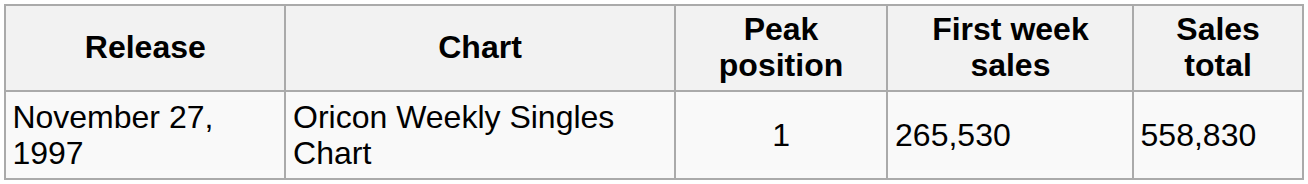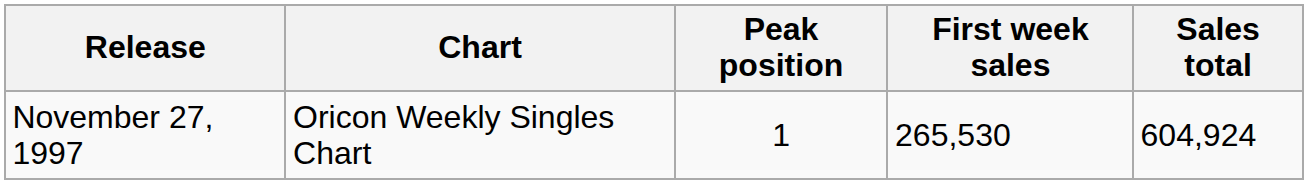(1198, 134) 558,830 -> (1198, 134) 604,924
